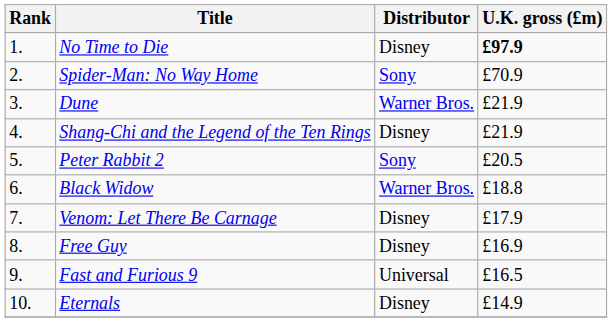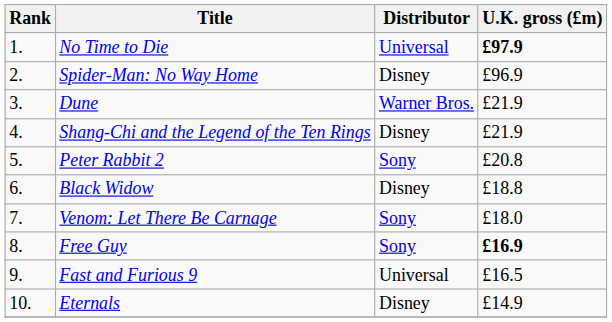(404, 47) Disney -> (414, 47) Universal
(397, 75) Sony -> (404, 75) Disney
(503, 75) £70.9 -> (503, 75) £96.9
(503, 160) £20.5 -> (503, 160) £20.8
(427, 189) Warner Bros. -> (404, 189) Disney
(404, 217) Disney -> (397, 217) Sony
(503, 217) £17.9 -> (503, 217) £18.0
(404, 246) Disney -> (397, 246) Sony
(503, 246) normal -> (503, 246) bold
